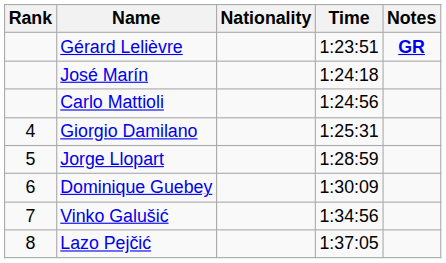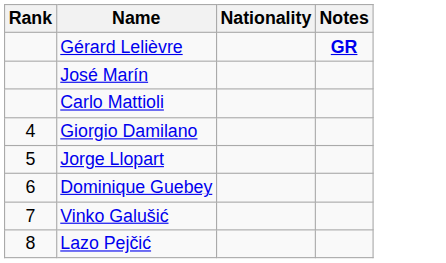- column: (349, 18)
